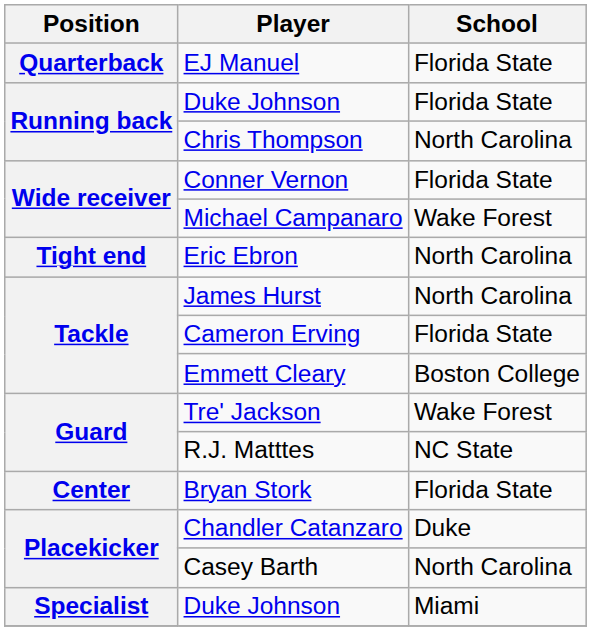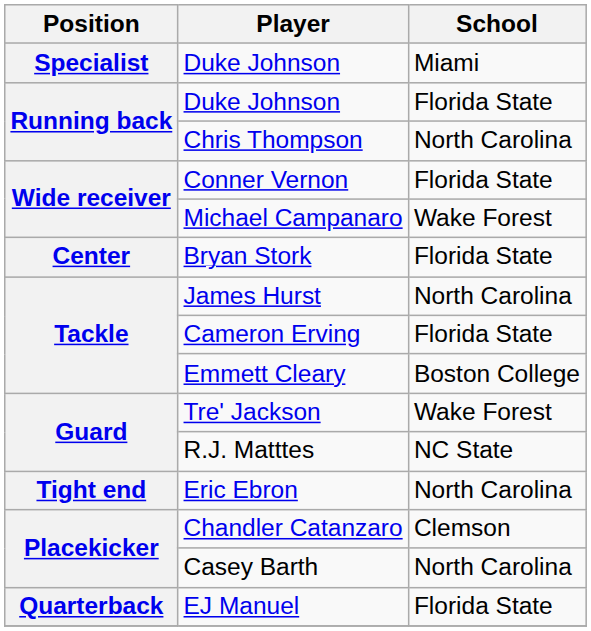rows swapped: (91, 62) <-> (91, 606)
rows swapped: (91, 256) <-> (91, 489)
(443, 528) Duke -> (462, 528) Clemson
